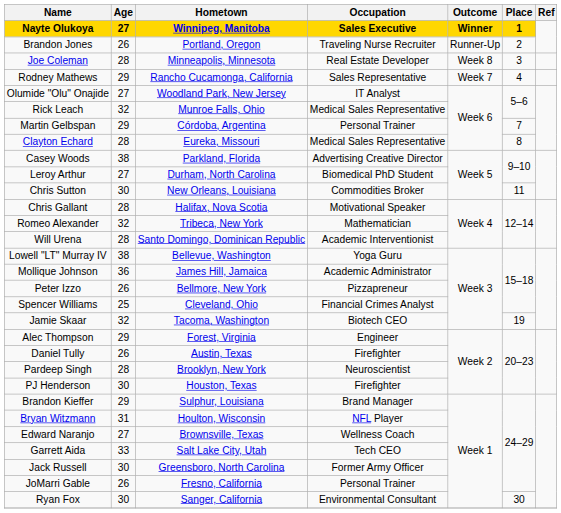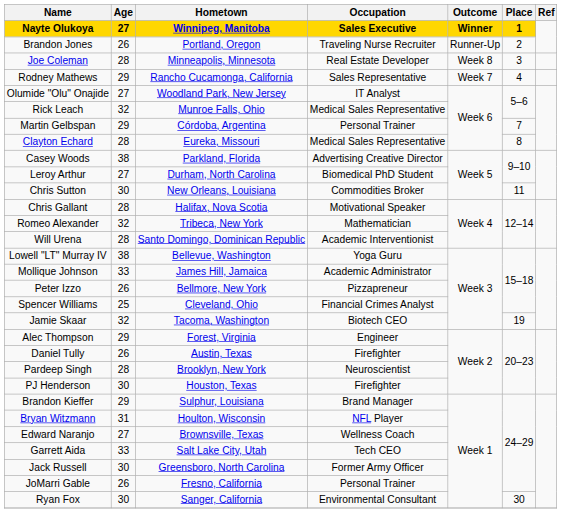(123, 272) 36 -> (123, 272) 33
